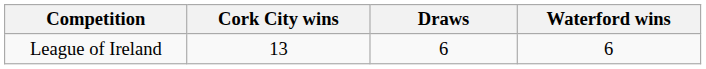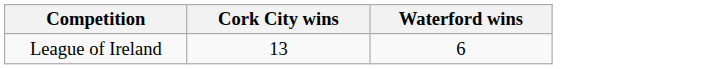- column: (444, 19)
